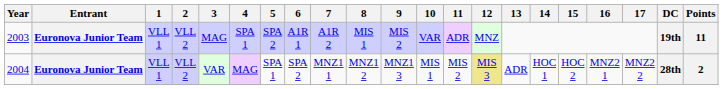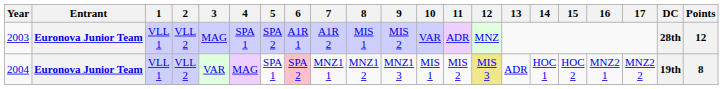(670, 37) 19th -> (670, 37) 28th
(701, 37) 11 -> (701, 37) 12
(298, 68) no background -> (298, 68) pink background
(670, 68) 28th -> (670, 68) 19th
(701, 68) 2 -> (701, 68) 8
